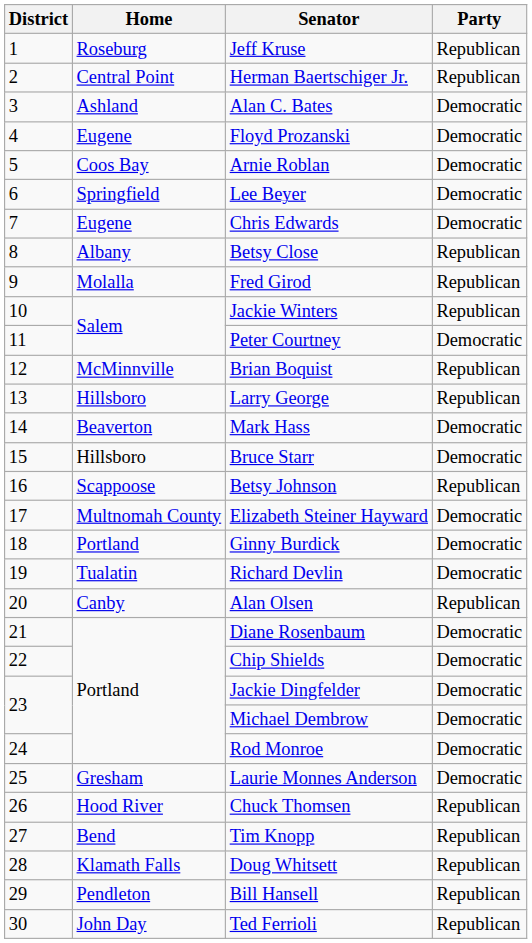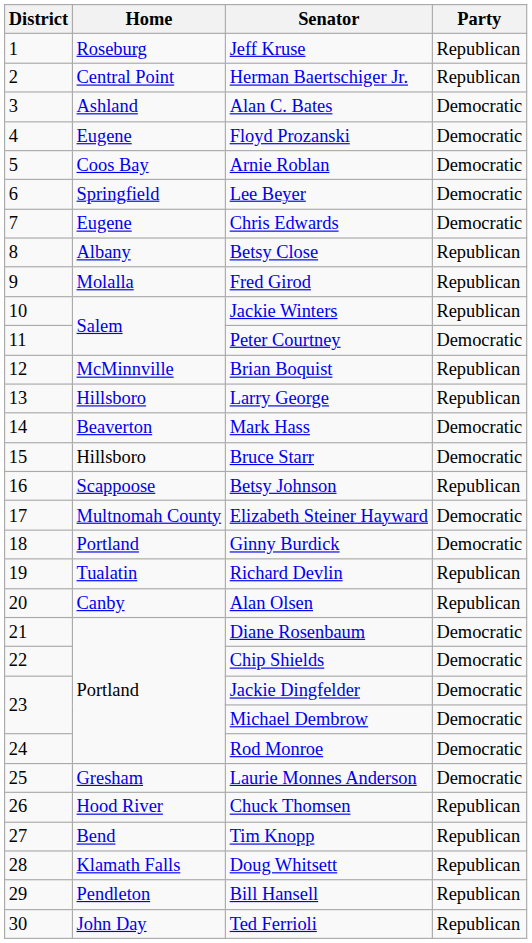(479, 573) Democratic -> (478, 573) Republican
